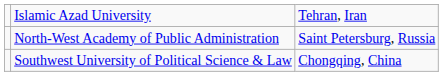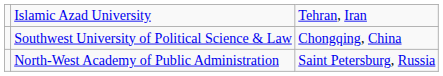rows swapped: (147, 37) <-> (153, 60)
